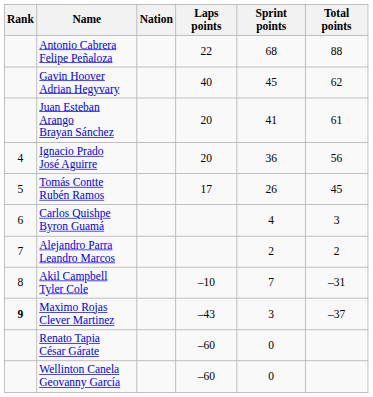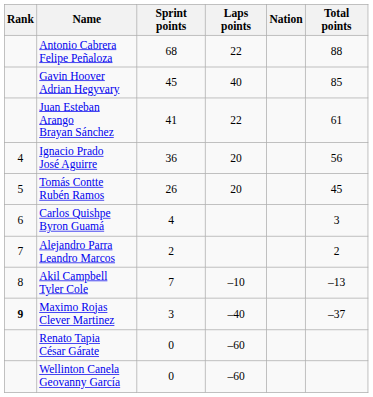columns swapped: (156, 20) <-> (271, 20)
(337, 82) 62 -> (337, 82) 85
(206, 120) 20 -> (236, 120) 22
(206, 189) 17 -> (236, 189) 20
(337, 282) –31 -> (337, 282) –13
(206, 314) –43 -> (236, 314) –40
